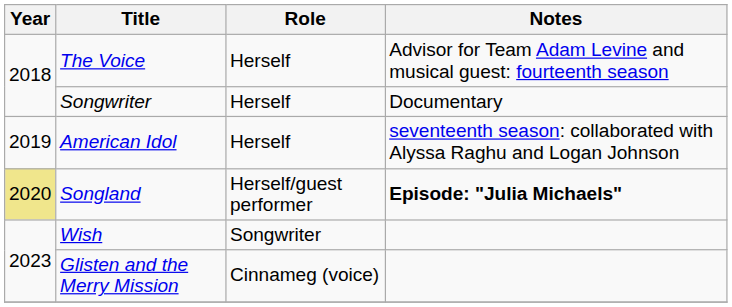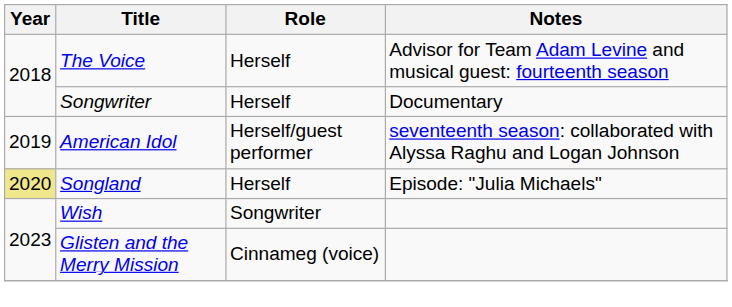(260, 142) Herself -> (286, 142) Herself/guest performer
(286, 193) Herself/guest performer -> (260, 183) Herself
(506, 193) bold -> (495, 183) normal
